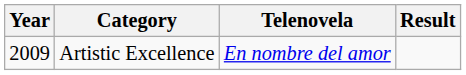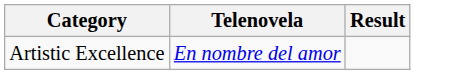- column: (30, 20)
